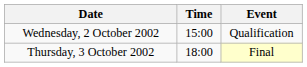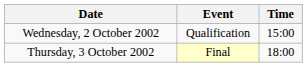columns swapped: (199, 14) <-> (262, 14)
